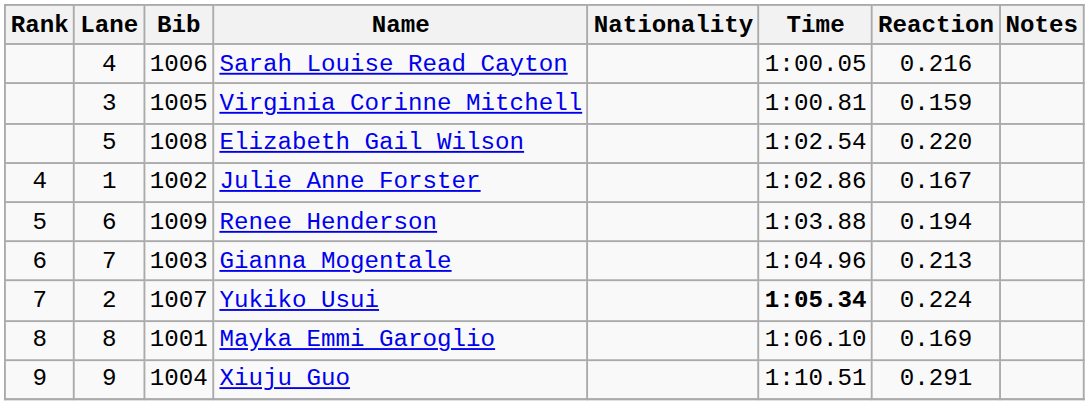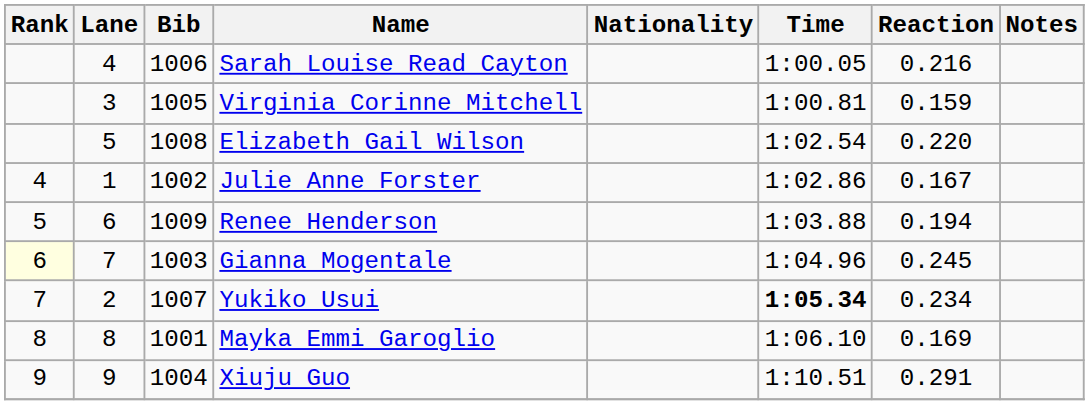(40, 261) no background -> (40, 261) lightyellow background
(936, 261) 0.213 -> (936, 261) 0.245
(936, 300) 0.224 -> (936, 300) 0.234
